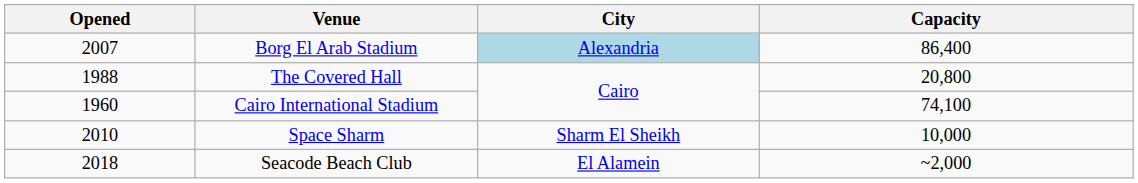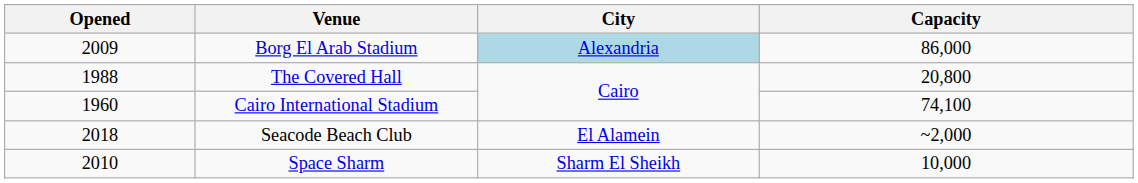(100, 47) 2007 -> (100, 47) 2009
(946, 47) 86,400 -> (946, 47) 86,000
rows swapped: (336, 134) <-> (336, 163)
